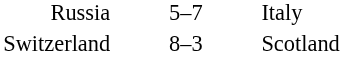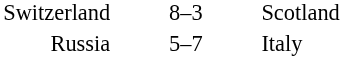rows swapped: (80, 13) <-> (57, 44)
